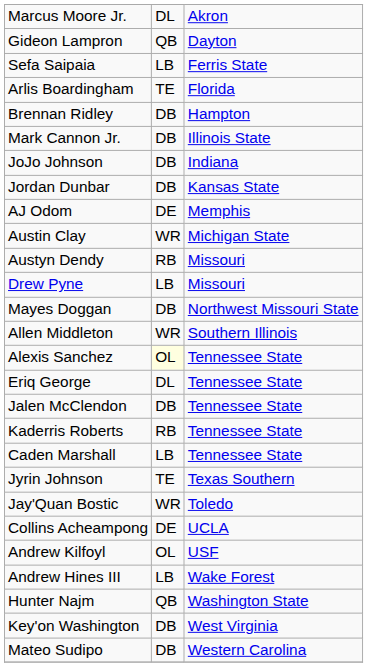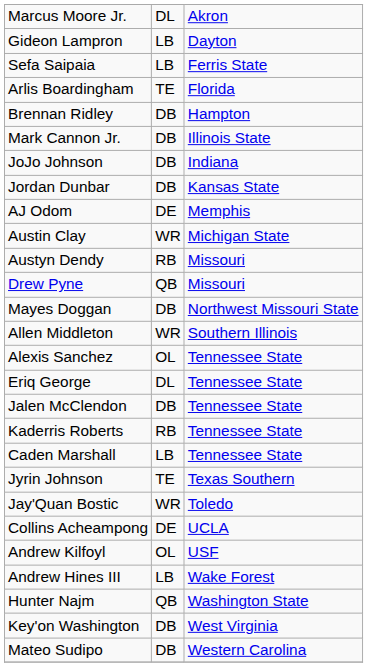(166, 41) QB -> (165, 41) LB
(165, 284) LB -> (166, 284) QB
(165, 357) lightyellow background -> (165, 357) no background
